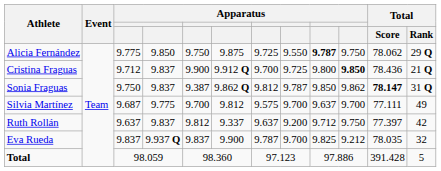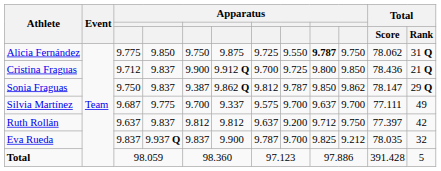(421, 52) 29 Q -> (421, 52) 31 Q
(353, 70) bold -> (353, 70) normal
(387, 87) bold -> (387, 87) normal
(421, 87) 31 Q -> (421, 87) 29 Q
(232, 105) 9.812 -> (232, 105) 9.337
(232, 122) 9.337 -> (232, 122) 9.812
